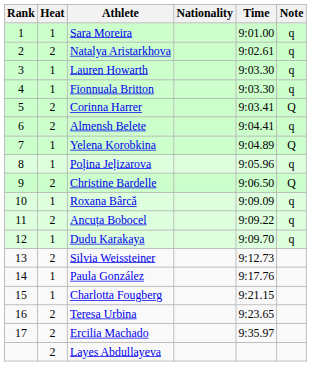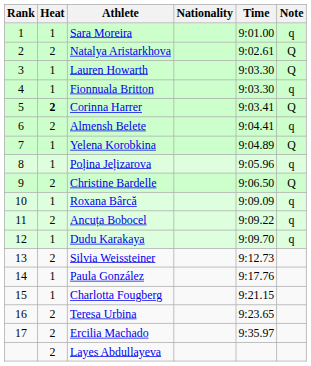(292, 51) q -> (292, 51) Q
(292, 70) q -> (292, 70) Q
(52, 107) normal -> (52, 107) bold
